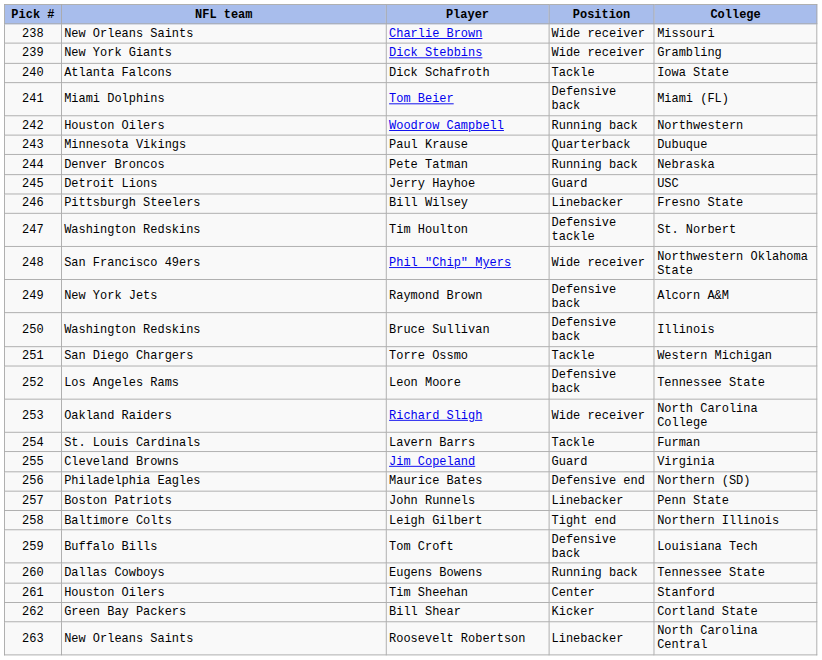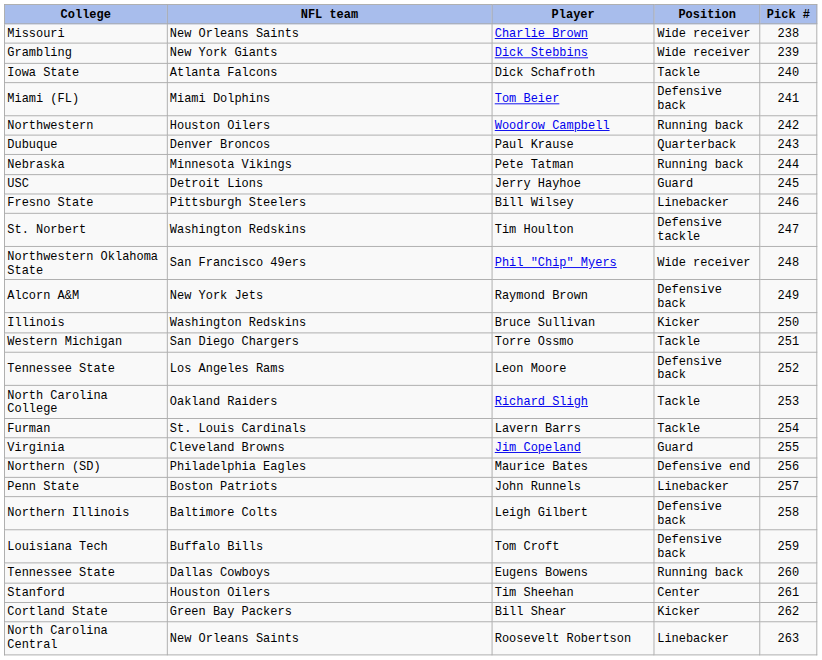columns swapped: (33, 14) <-> (736, 14)
(125, 145) Minnesota Vikings -> (220, 145) Denver Broncos
(114, 164) Denver Broncos -> (231, 164) Minnesota Vikings
(584, 330) Defensive back -> (679, 323) Kicker
(598, 416) Wide receiver -> (679, 402) Tackle
(584, 520) Tight end -> (690, 513) Defensive back
